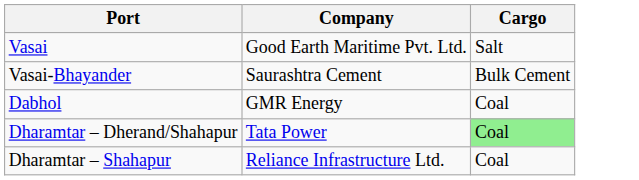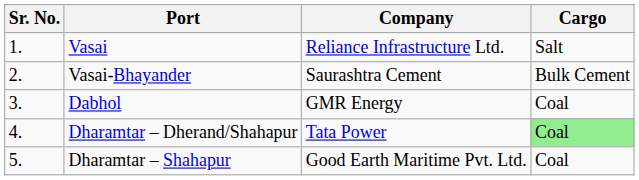+ column: (35, 18)
(356, 47) Good Earth Maritime Pvt. Ltd. -> (405, 47) Reliance Infrastructure Ltd.
(345, 160) Reliance Infrastructure Ltd. -> (416, 160) Good Earth Maritime Pvt. Ltd.
